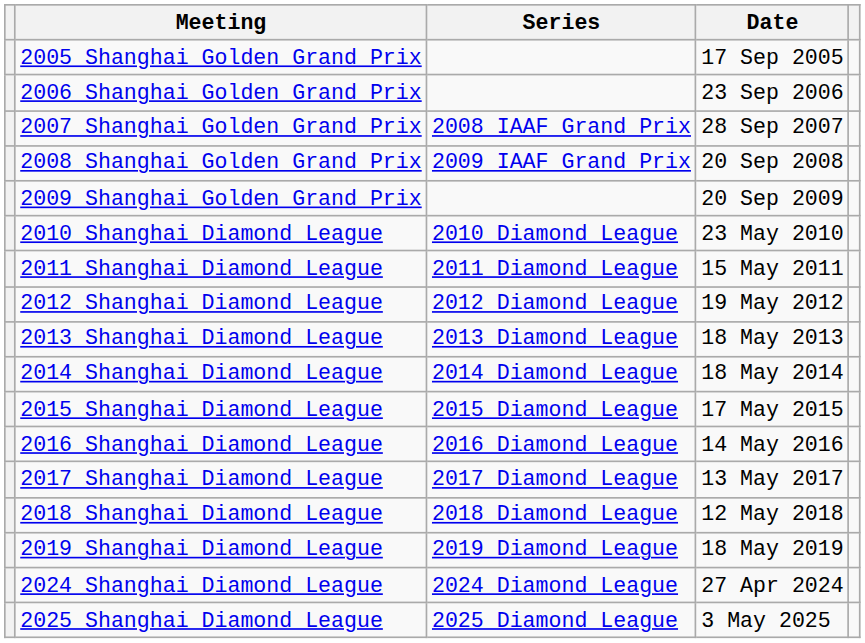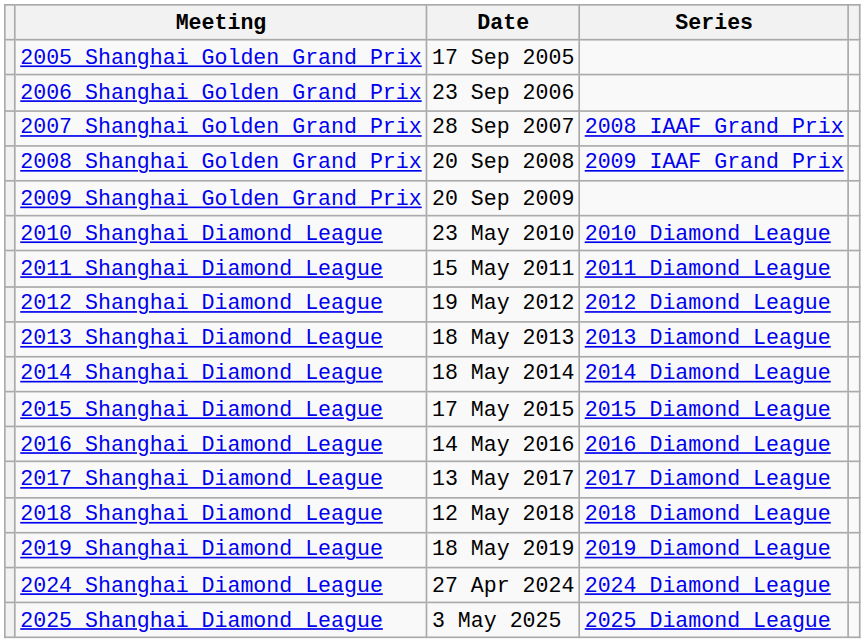columns swapped: (561, 22) <-> (772, 22)
